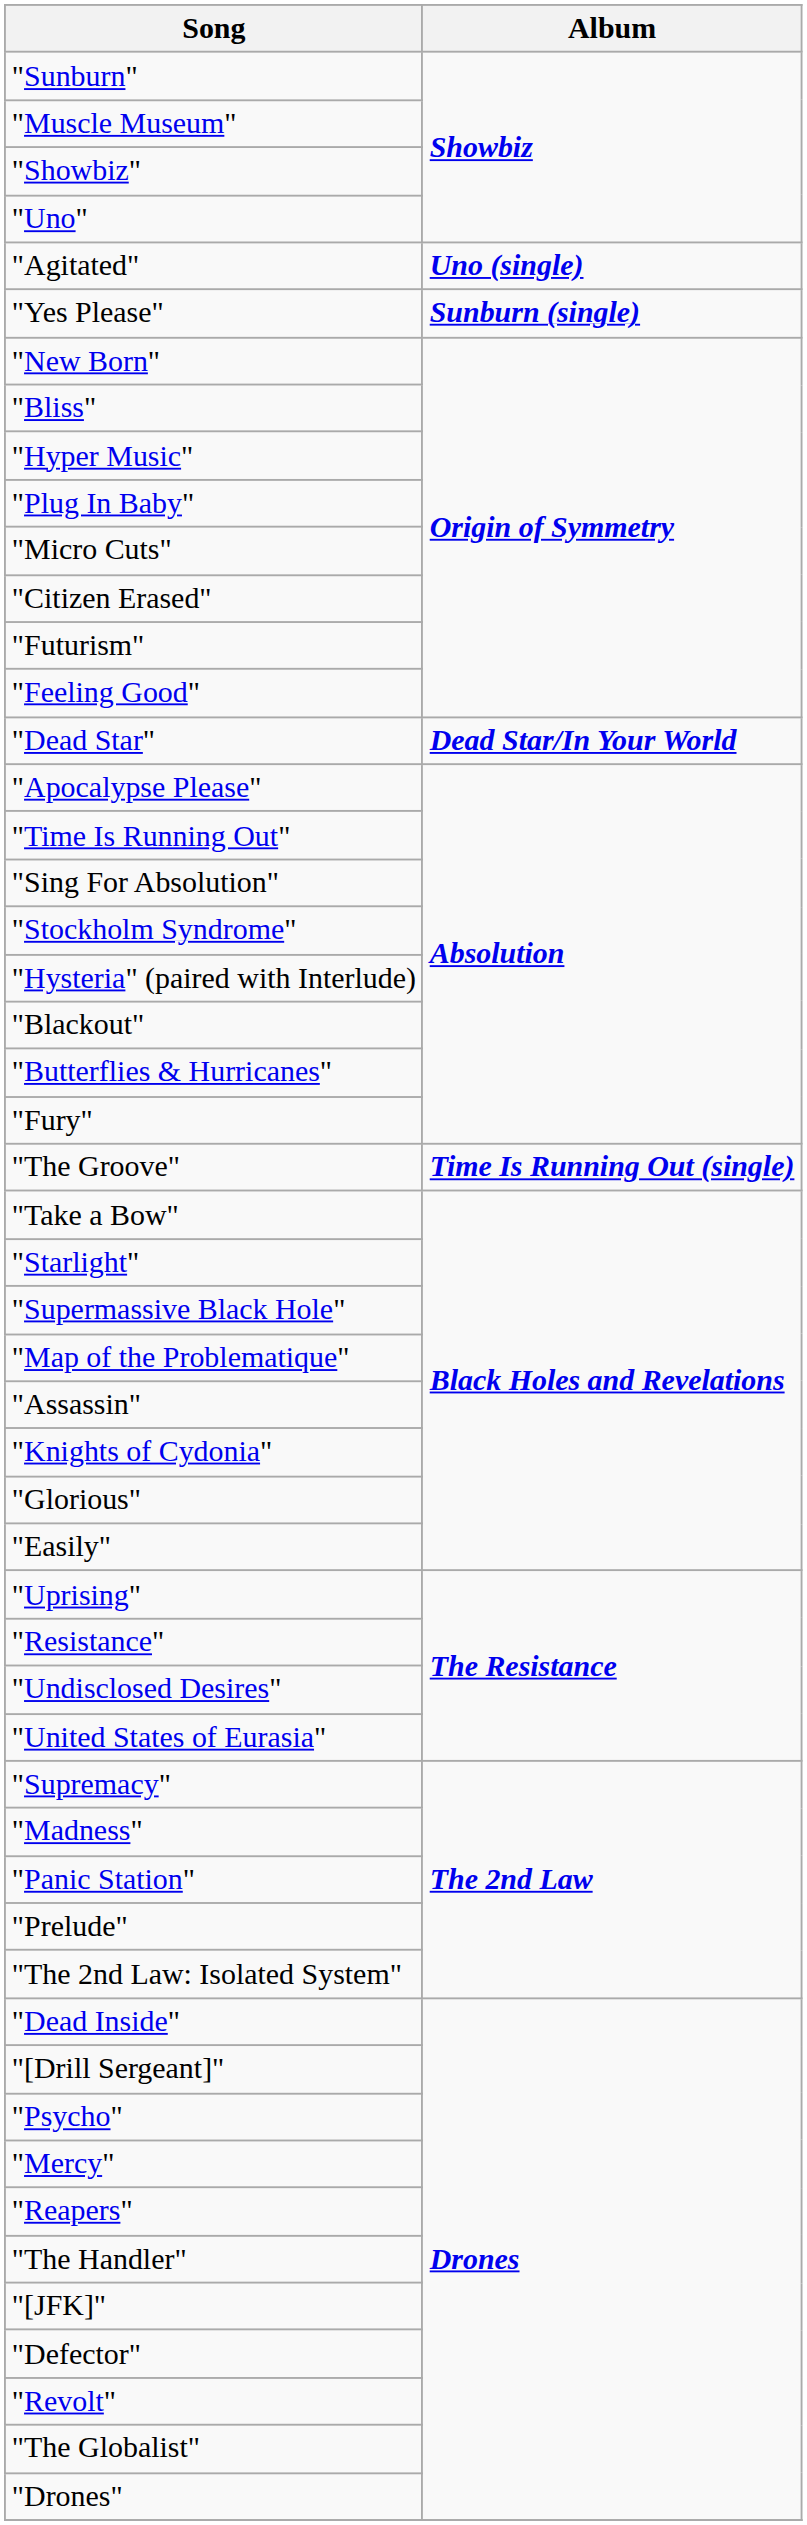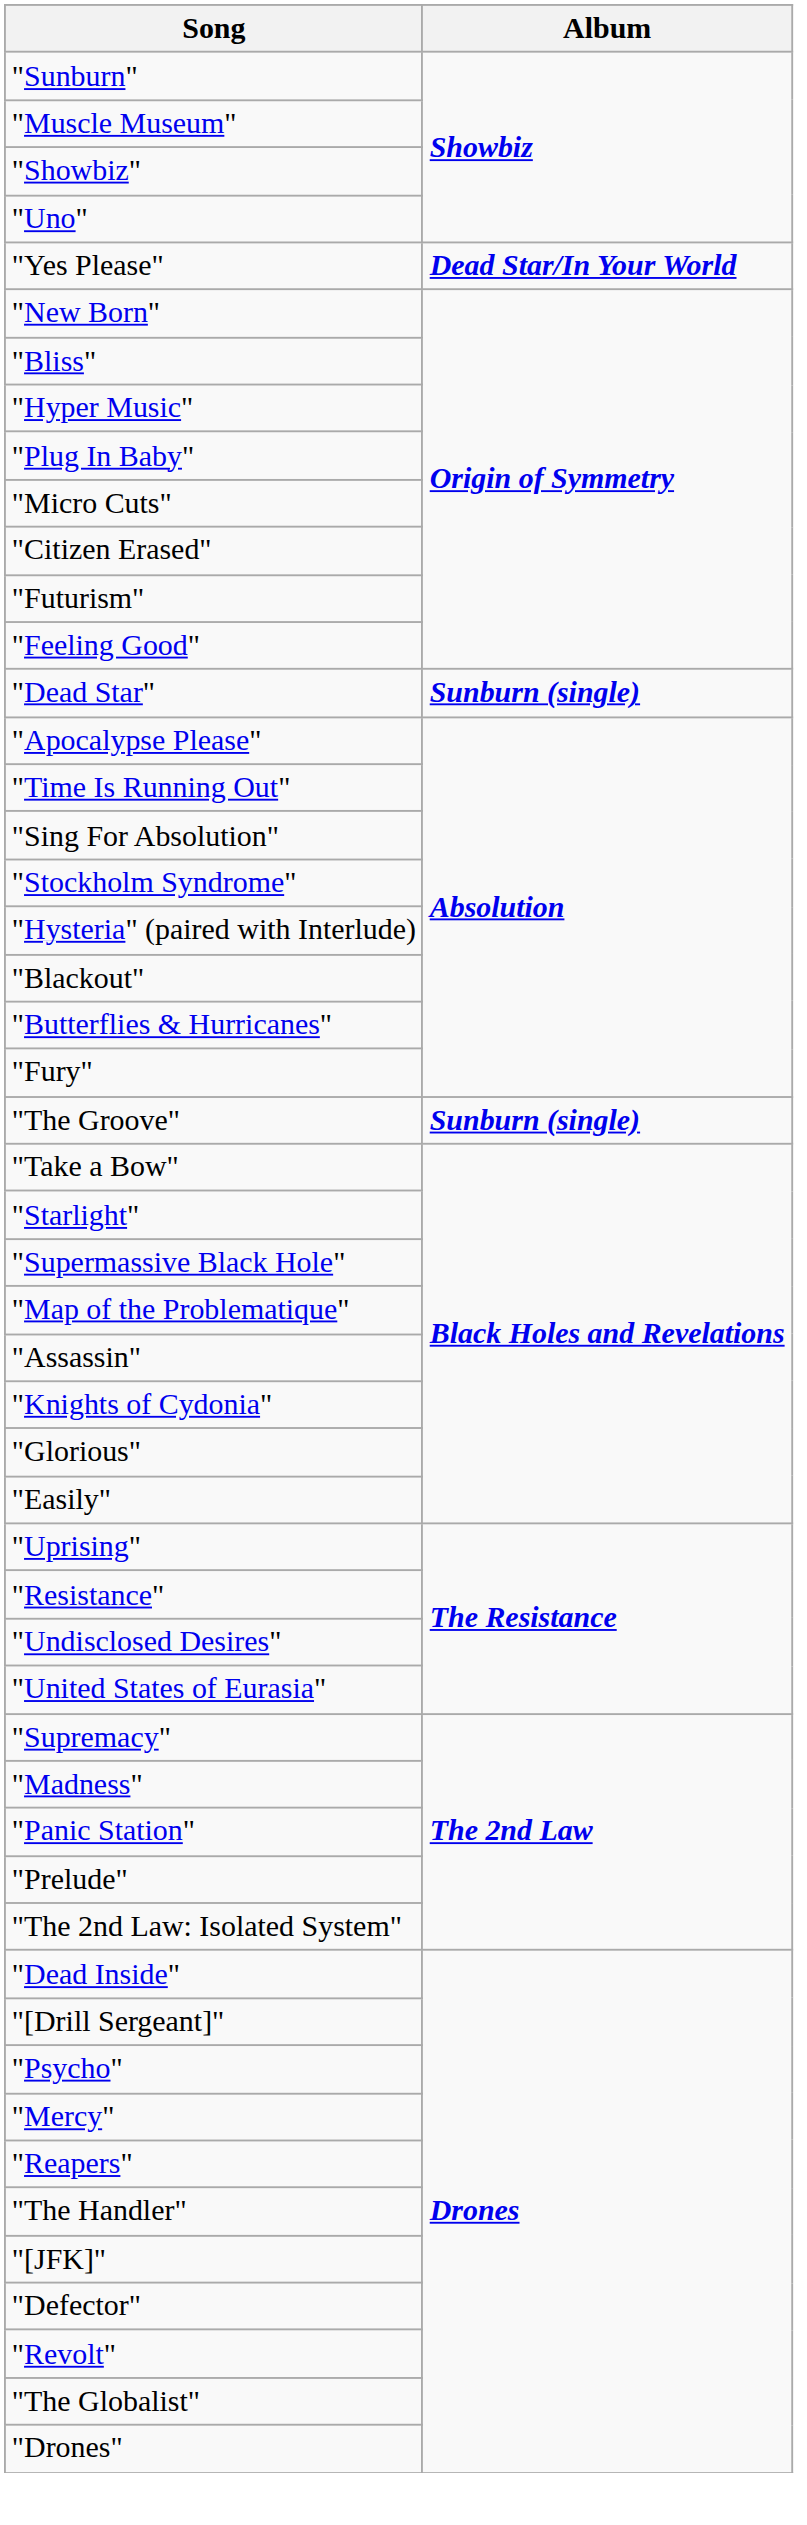- row: (76, 265)
(535, 312) Sunburn (single) -> (583, 265) Dead Star/In Your World
(583, 739) Dead Star/In Your World -> (535, 692) Sunburn (single)
(612, 1167) Time Is Running Out (single) -> (535, 1119) Sunburn (single)
